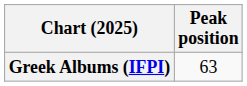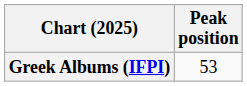(208, 66) 63 -> (208, 66) 53
